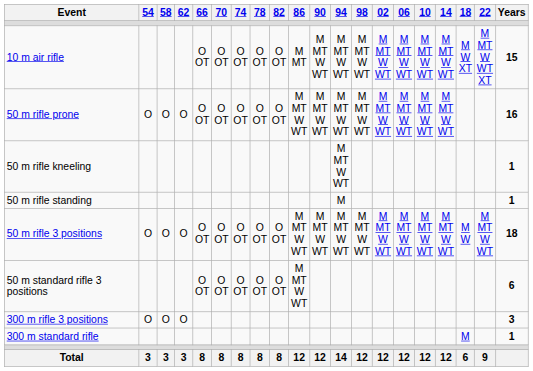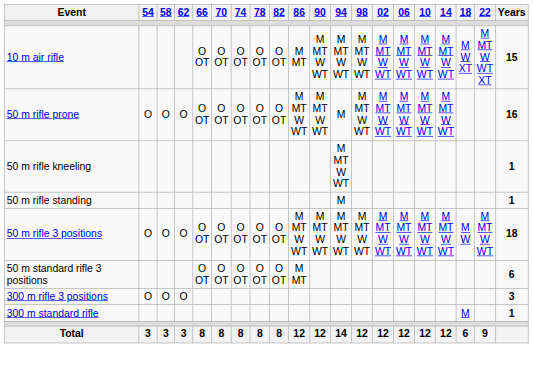(341, 114) M MT W WT -> (341, 114) M
(299, 286) M MT W WT -> (299, 274) M MT
